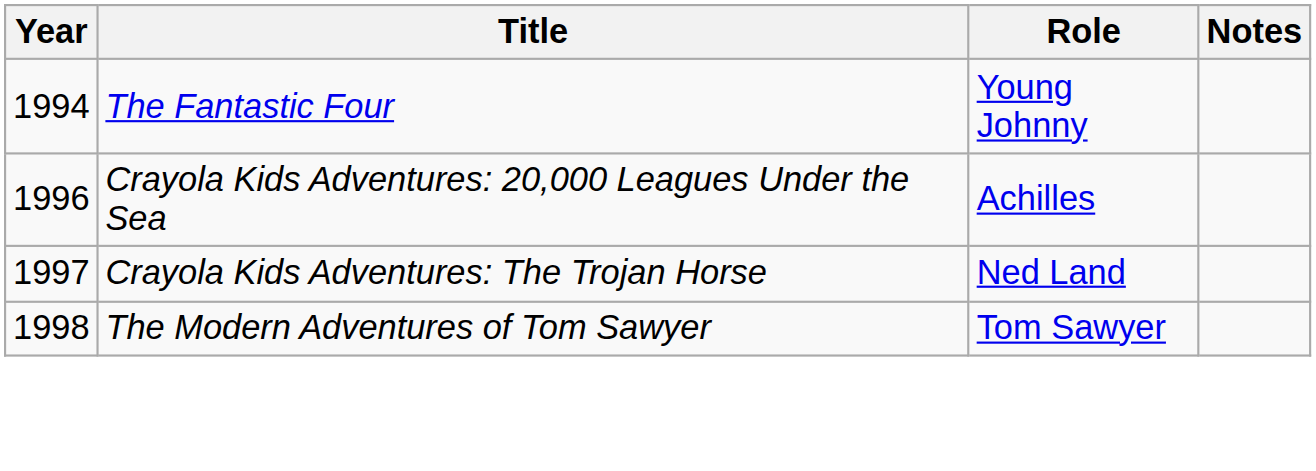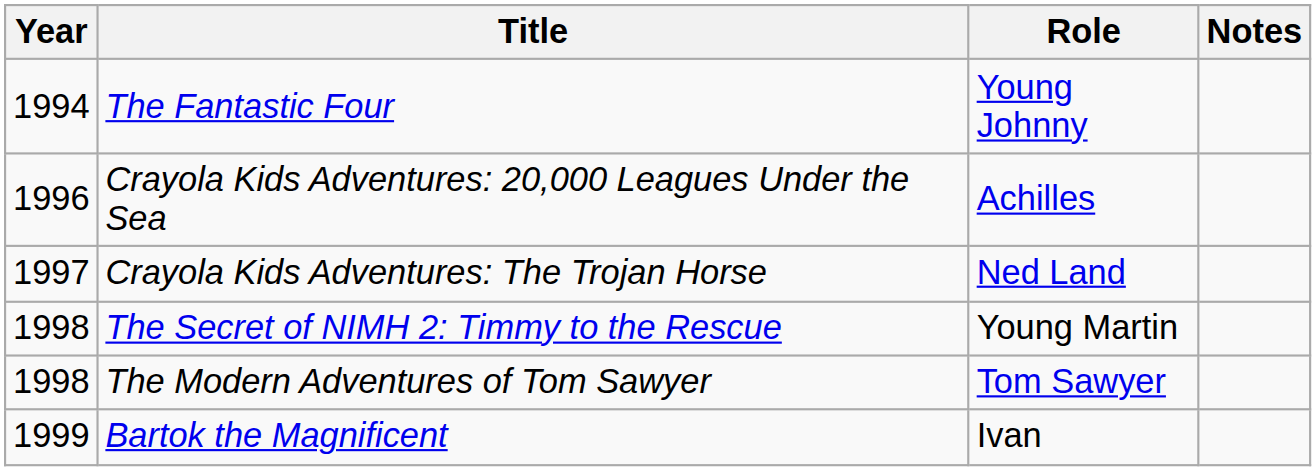+ row: (444, 327)
+ row: (277, 436)
